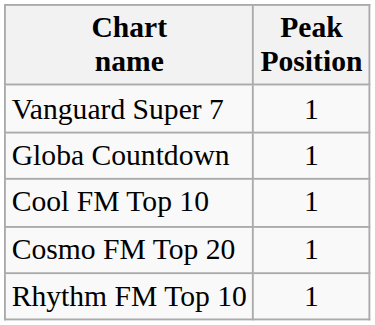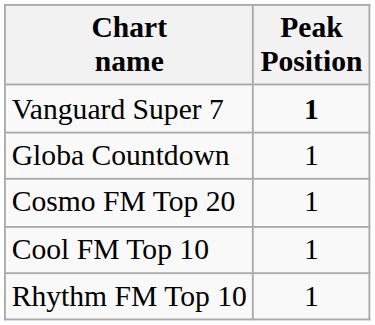(311, 108) normal -> (311, 108) bold
rows swapped: (124, 249) <-> (110, 202)
